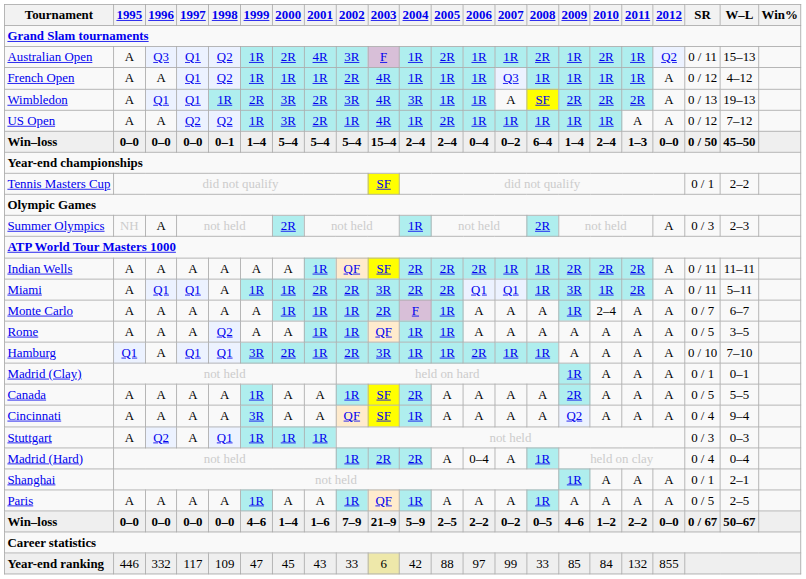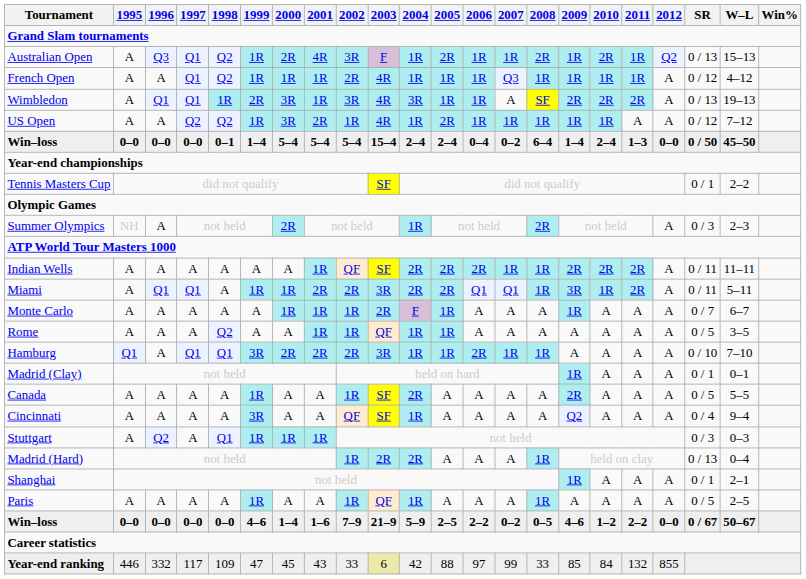(703, 57) 0 / 11 -> (703, 57) 0 / 13
(320, 99) 2R -> (320, 99) 1R
(606, 310) 2–4 -> (606, 310) A
(320, 353) 1R -> (320, 353) 2R
(479, 458) 0–4 -> (479, 458) A
(703, 458) 0 / 4 -> (703, 458) 0 / 13
